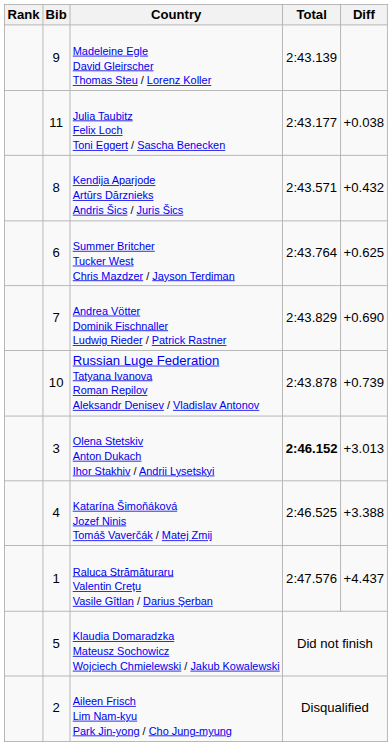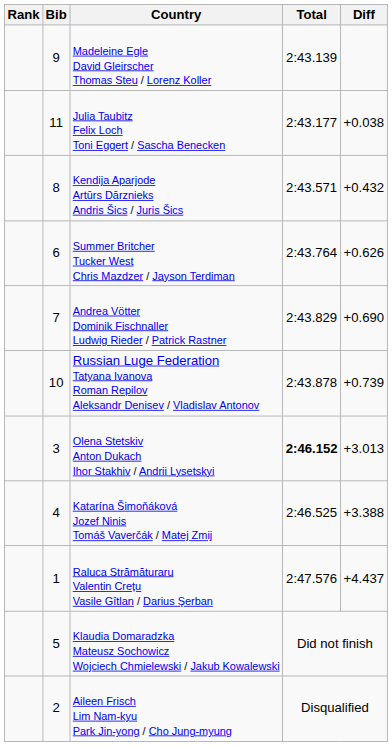(364, 253) +0.625 -> (364, 253) +0.626
